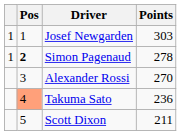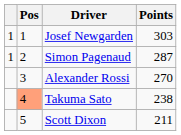(23, 57) bold -> (23, 57) normal
(163, 57) 278 -> (163, 57) 287
(163, 99) 236 -> (163, 99) 238
